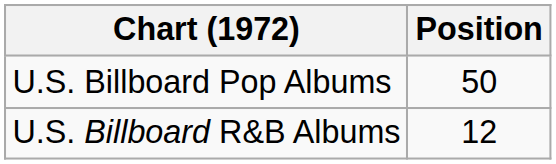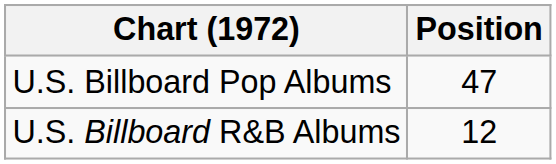(479, 81) 50 -> (479, 81) 47
